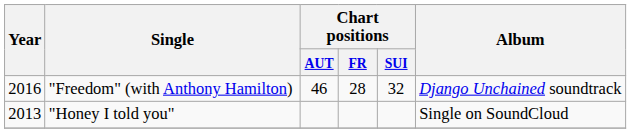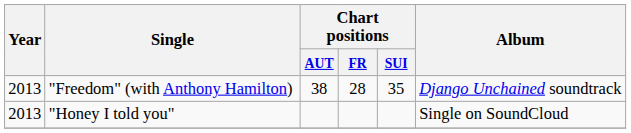(25, 88) 2016 -> (25, 88) 2013
(319, 88) 46 -> (319, 88) 38
(396, 88) 32 -> (396, 88) 35
